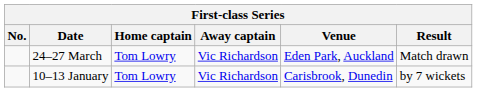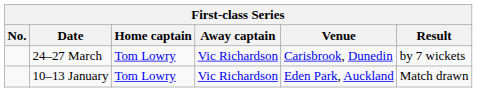(339, 55) Eden Park, Auckland -> (338, 55) Carisbrook, Dunedin
(434, 55) Match drawn -> (432, 55) by 7 wickets
(338, 76) Carisbrook, Dunedin -> (339, 76) Eden Park, Auckland
(432, 76) by 7 wickets -> (434, 76) Match drawn
